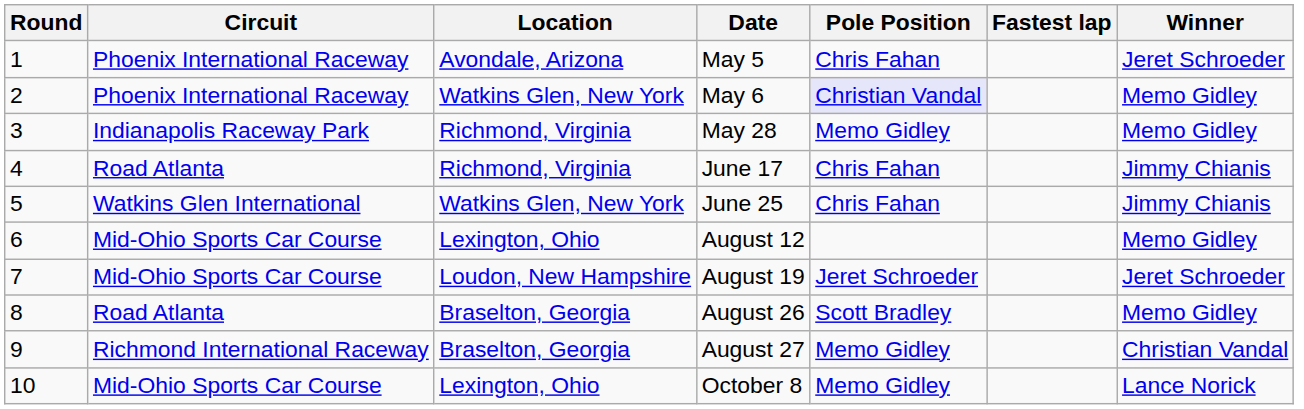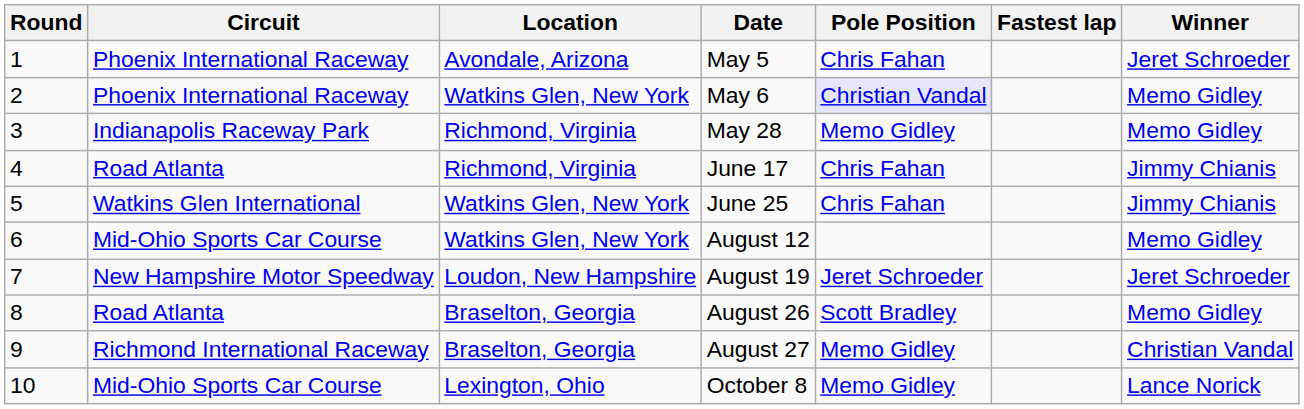(519, 240) Lexington, Ohio -> (567, 240) Watkins Glen, New York
(237, 276) Mid-Ohio Sports Car Course -> (263, 276) New Hampshire Motor Speedway
